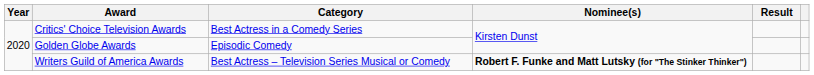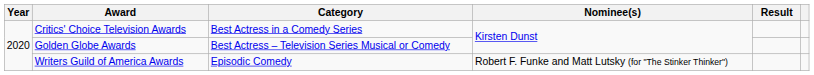(251, 45) Episodic Comedy -> (330, 45) Best Actress – Television Series Musical or Comedy
(330, 62) Best Actress – Television Series Musical or Comedy -> (251, 62) Episodic Comedy
(611, 62) bold -> (601, 62) normal
